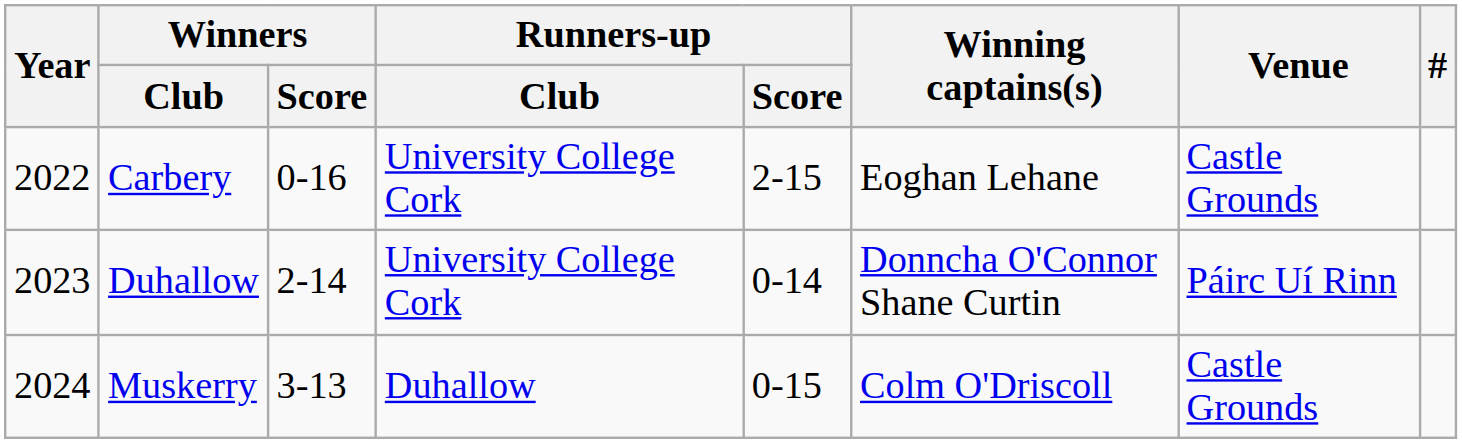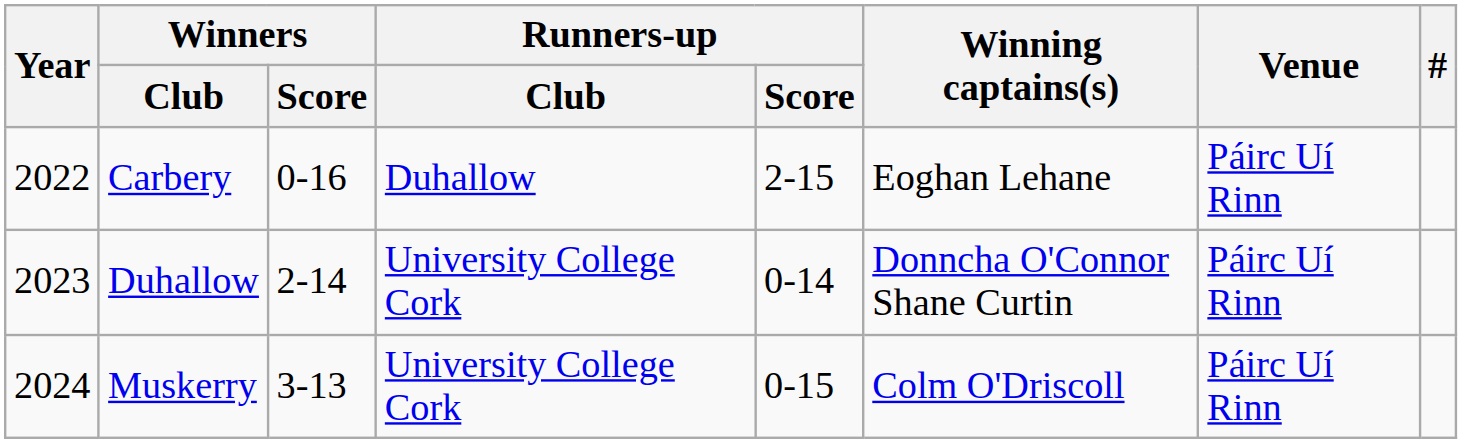(530, 177) University College Cork -> (460, 177) Duhallow
(1252, 177) Castle Grounds -> (1271, 177) Páirc Uí Rinn
(460, 384) Duhallow -> (530, 384) University College Cork
(1252, 384) Castle Grounds -> (1271, 384) Páirc Uí Rinn
